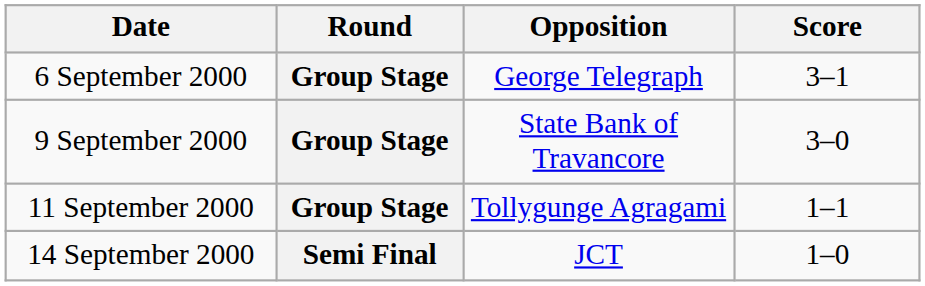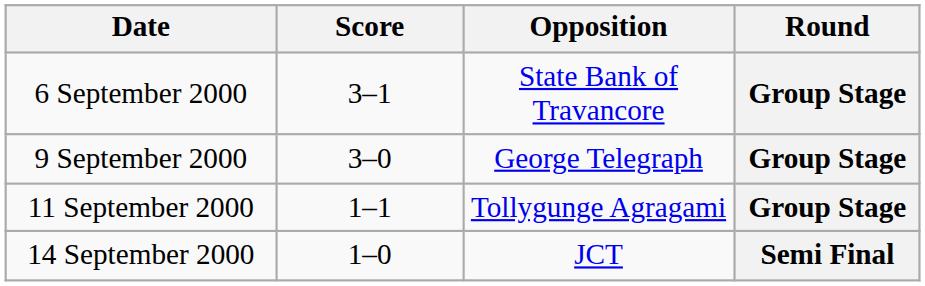columns swapped: (370, 27) <-> (827, 27)
(599, 76) George Telegraph -> (599, 93) State Bank of Travancore
(599, 141) State Bank of Travancore -> (599, 158) George Telegraph
